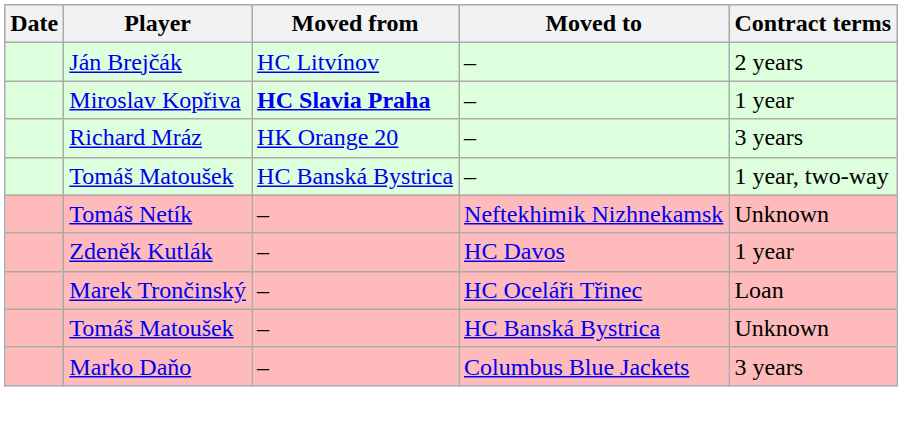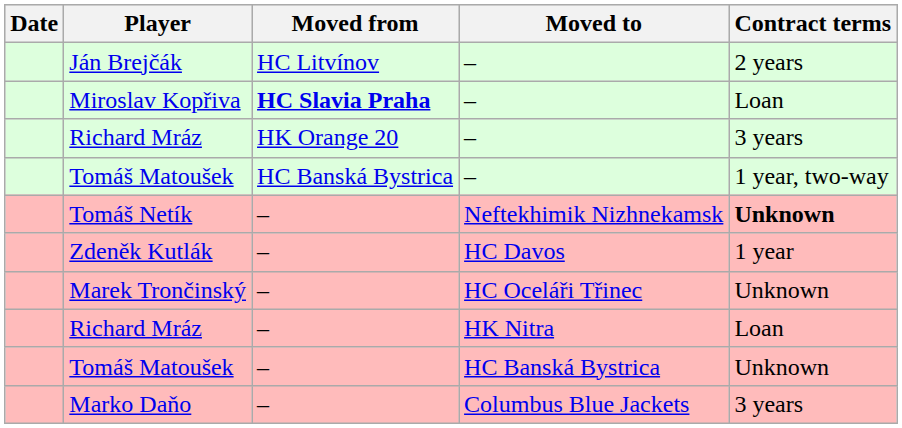(764, 99) 1 year -> (759, 99) Loan
(782, 213) normal -> (784, 213) bold
(759, 289) Loan -> (782, 289) Unknown
+ row: (136, 328)
